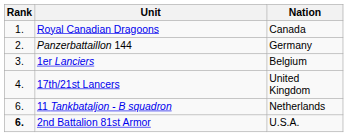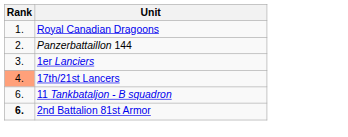- column: (305, 12)
(19, 84) no background -> (19, 78) lightsalmon background
